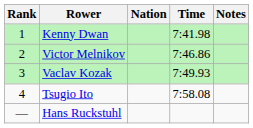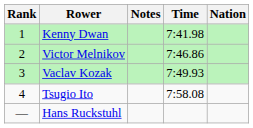columns swapped: (149, 14) <-> (231, 14)
